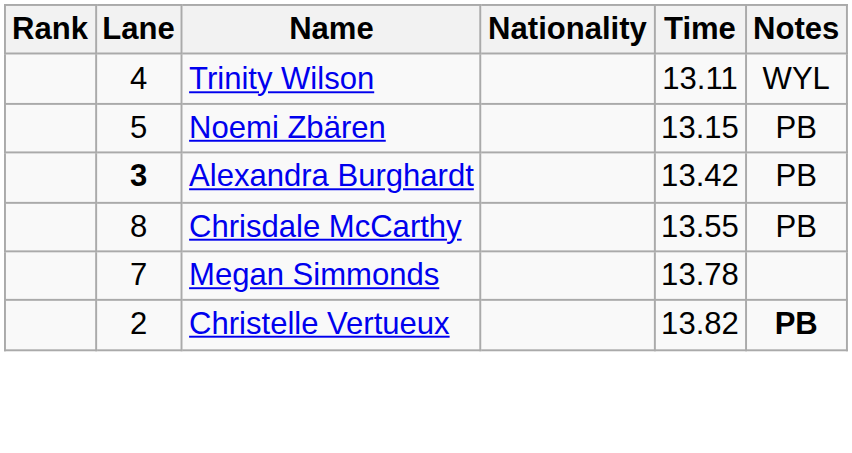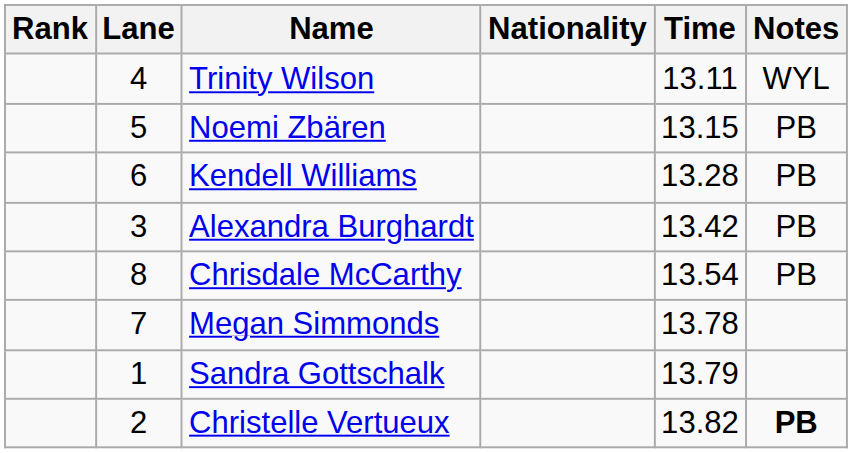+ row: (303, 176)
(139, 176) bold -> (139, 226) normal
(700, 226) 13.55 -> (700, 275) 13.54
+ row: (317, 373)
